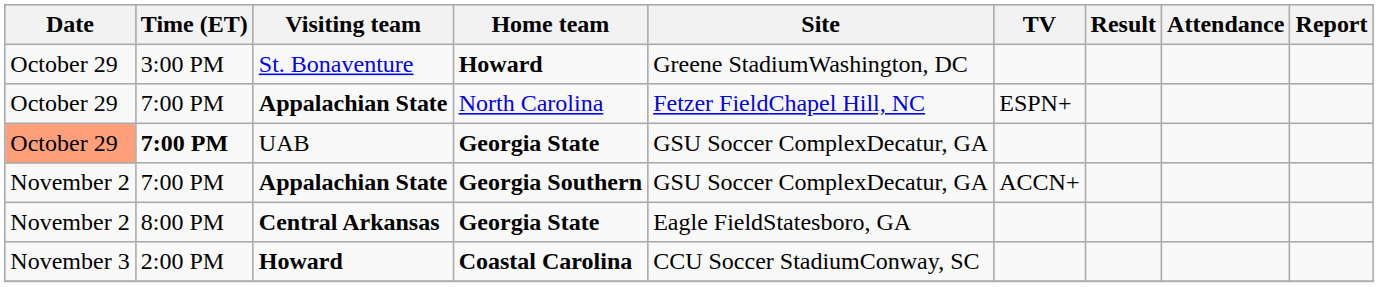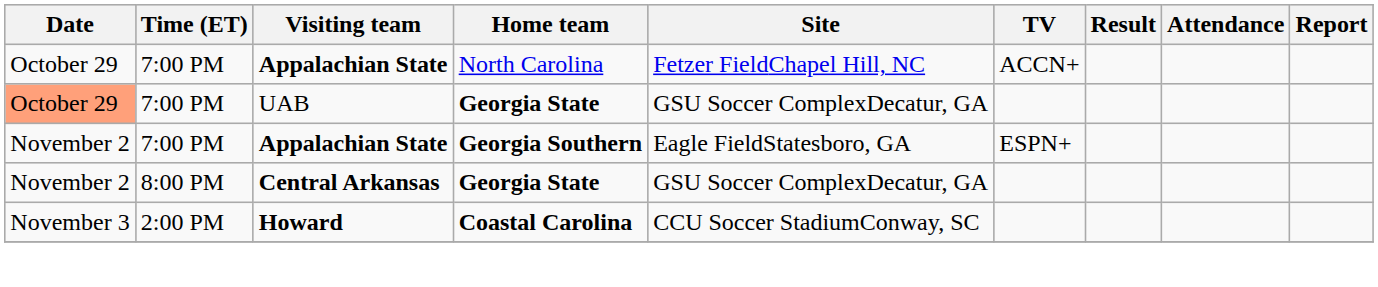- row: (336, 64)
(1035, 103) ESPN+ -> (1039, 64) ACCN+
(184, 143) bold -> (182, 103) normal
(821, 182) GSU Soccer ComplexDecatur, GA -> (782, 143) Eagle FieldStatesboro, GA
(1039, 182) ACCN+ -> (1035, 143) ESPN+
(782, 222) Eagle FieldStatesboro, GA -> (821, 182) GSU Soccer ComplexDecatur, GA
